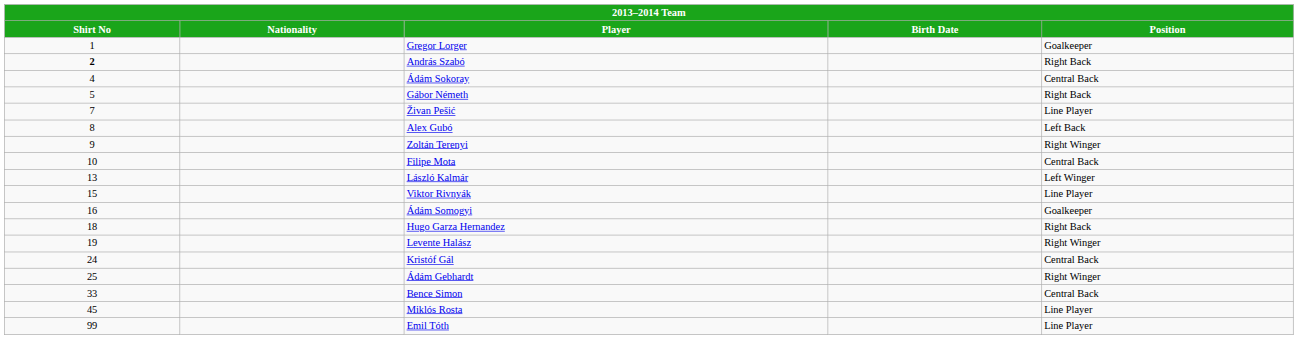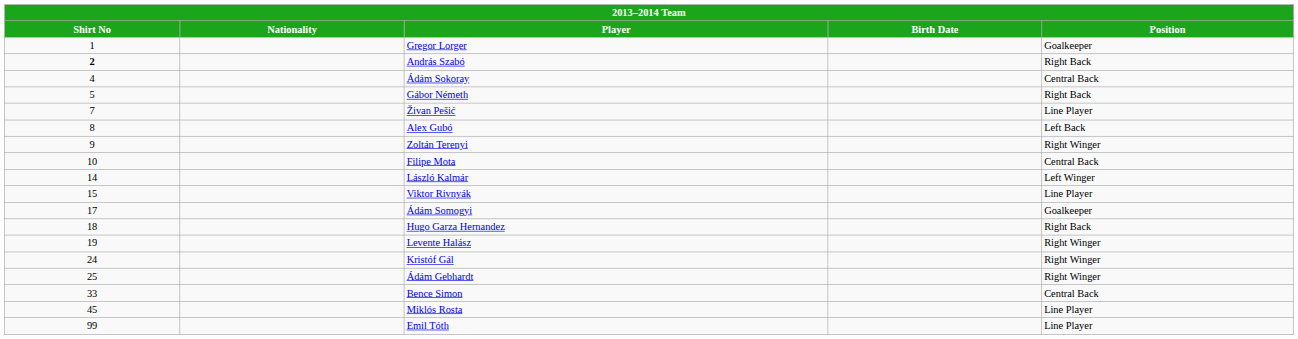(92, 177) 13 -> (92, 177) 14
(92, 210) 16 -> (92, 210) 17
(1071, 260) Central Back -> (1072, 260) Right Winger
